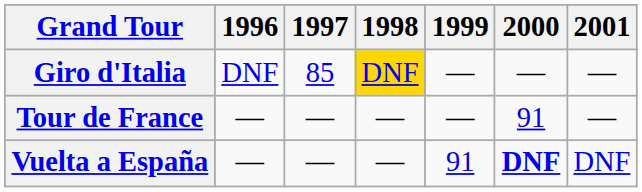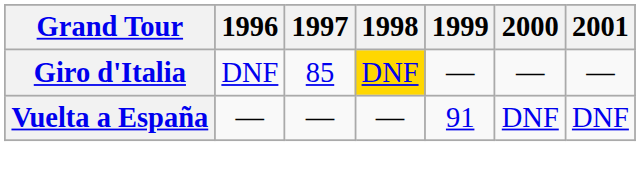- row: (110, 117)
(531, 162) bold -> (530, 117) normal
